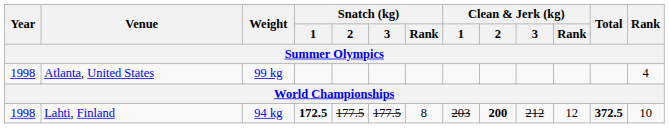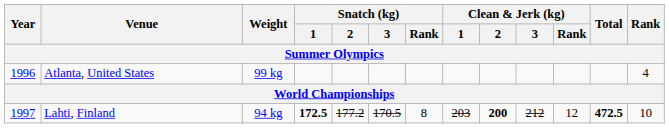(23, 73) 1998 -> (23, 73) 1996
(23, 113) 1998 -> (23, 113) 1997
(350, 113) 177.5 -> (350, 113) 177.2
(387, 113) 177.5 -> (387, 113) 170.5
(609, 113) 372.5 -> (609, 113) 472.5
